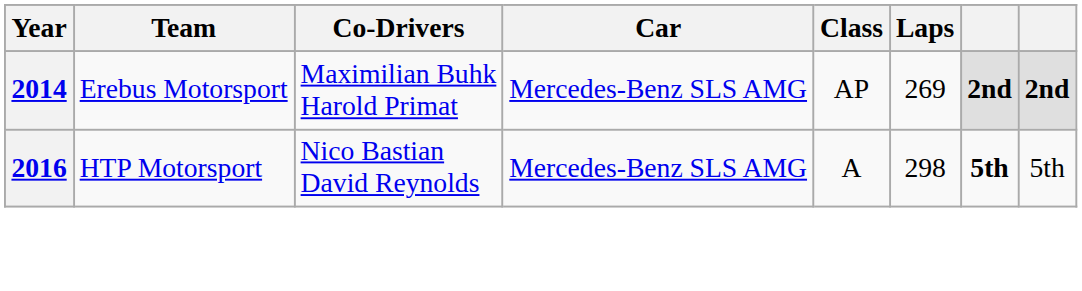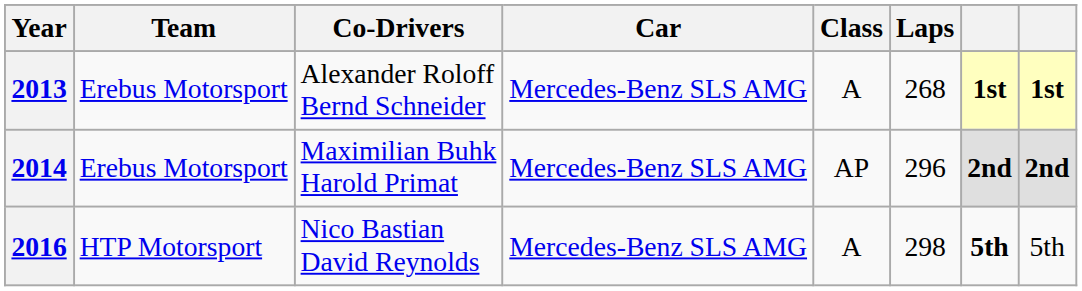+ row: (39, 89)
(925, 89) 269 -> (925, 167) 296
